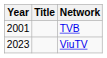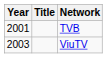(18, 45) 2023 -> (18, 45) 2003
